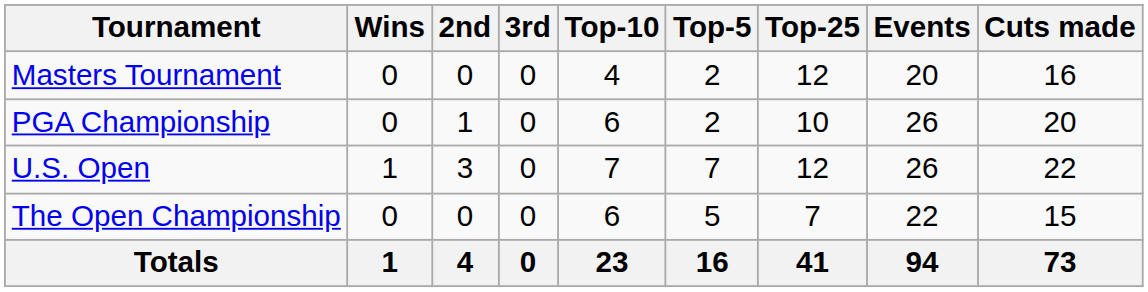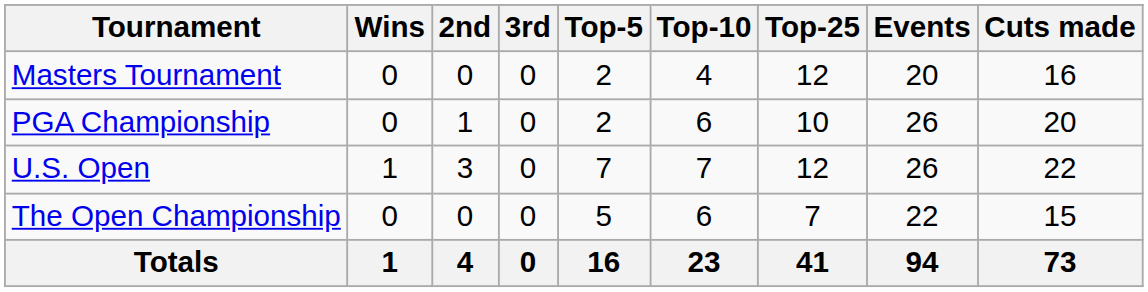columns swapped: (712, 27) <-> (612, 27)
